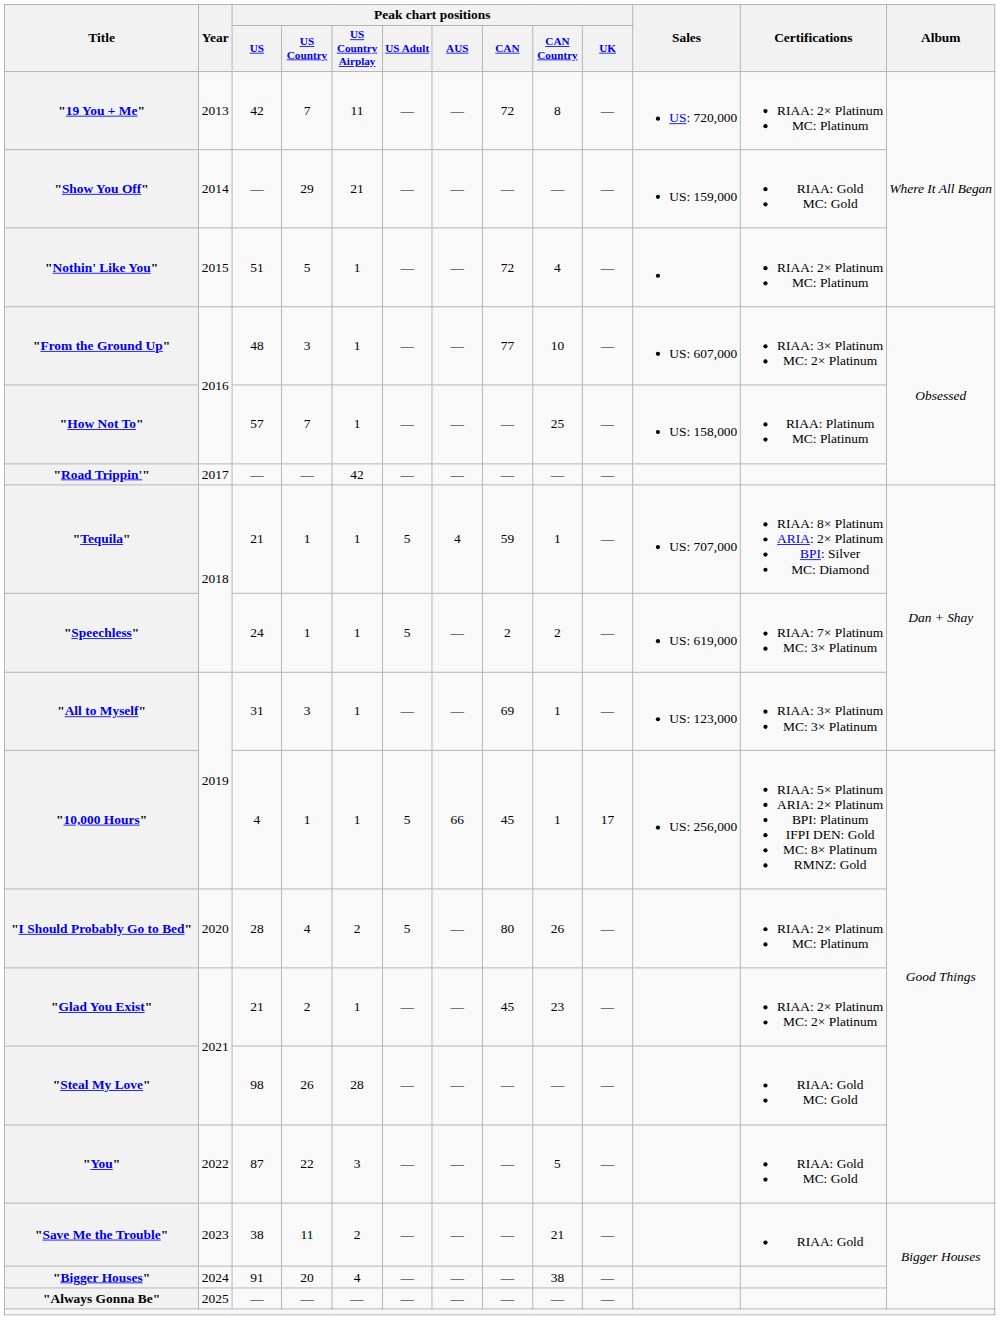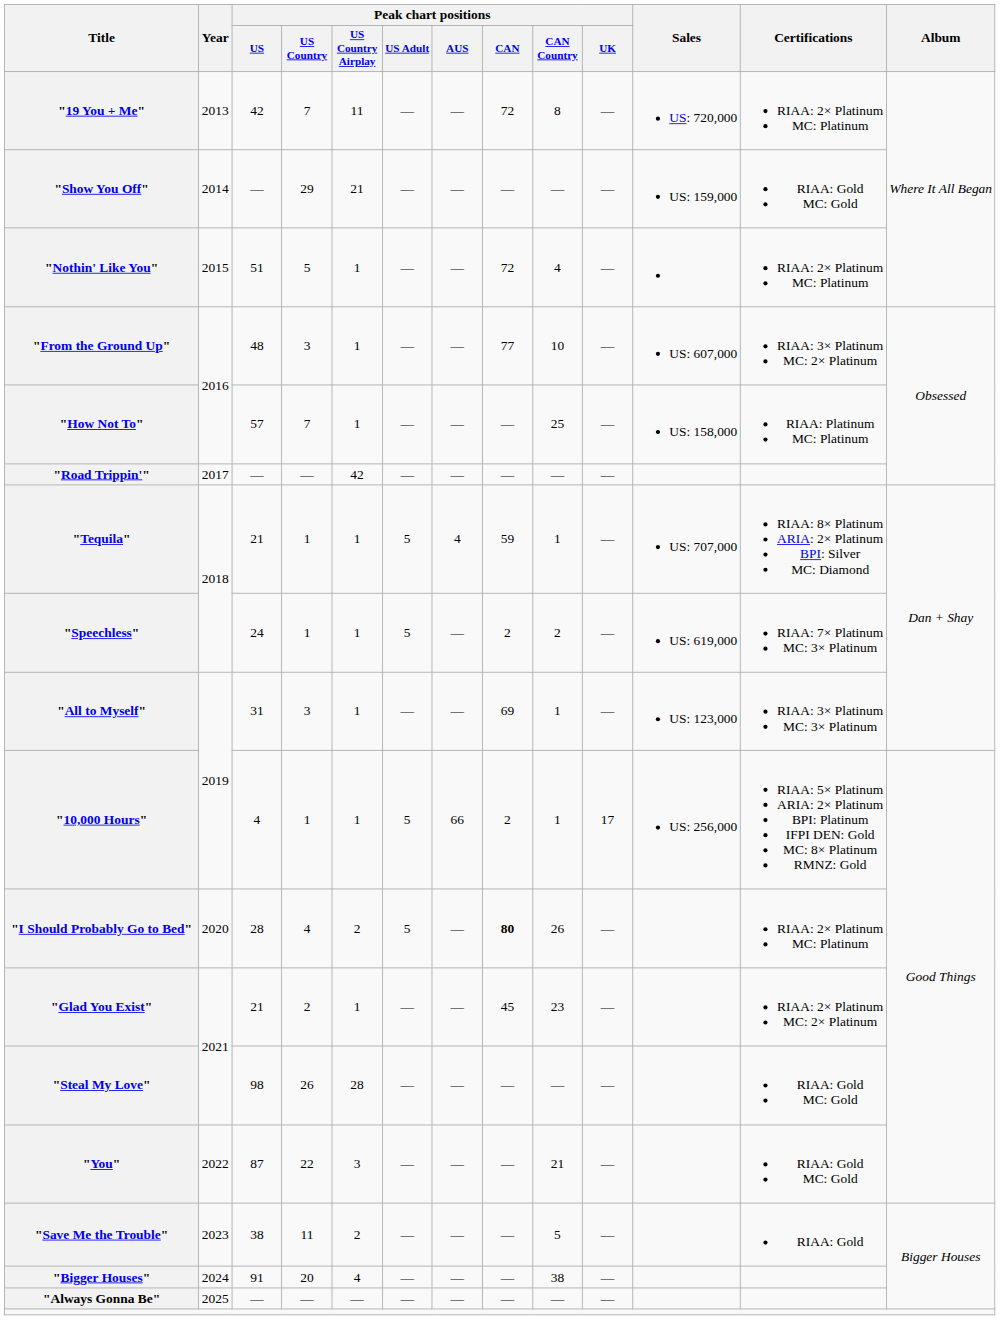(507, 819) 45 -> (507, 819) 2
(507, 928) normal -> (507, 928) bold
(557, 1163) 5 -> (557, 1163) 21
(557, 1234) 21 -> (557, 1234) 5
